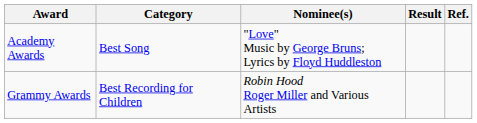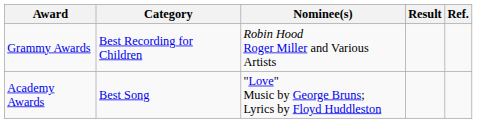rows swapped: (31, 47) <-> (49, 94)
